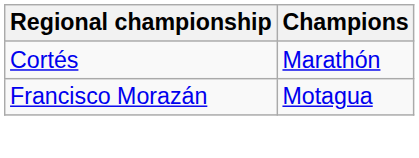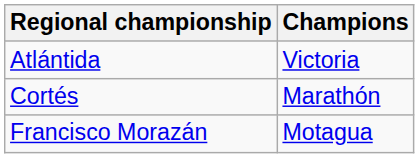+ row: (55, 59)
